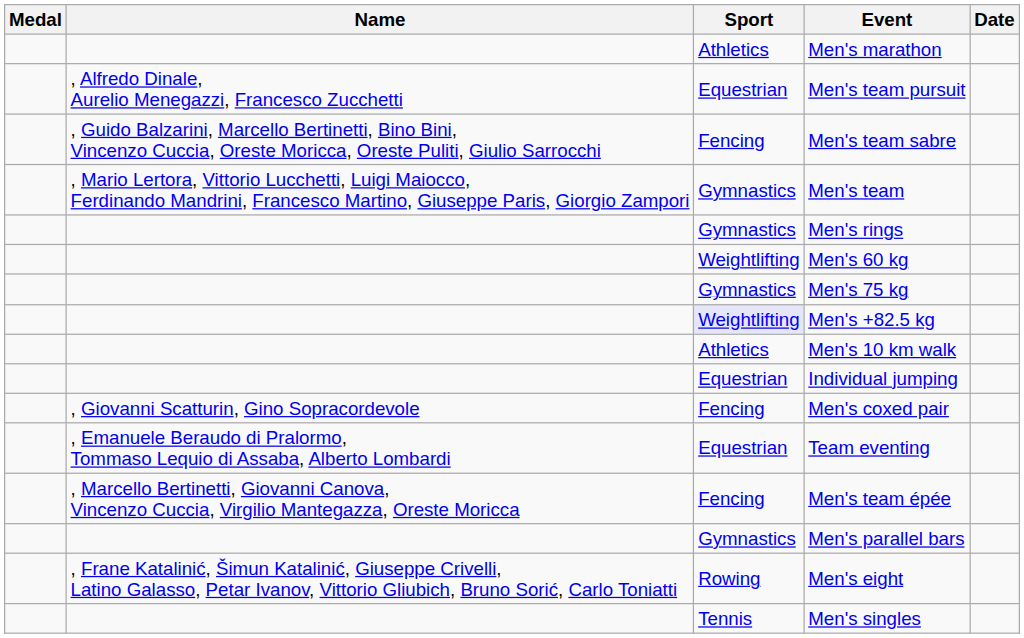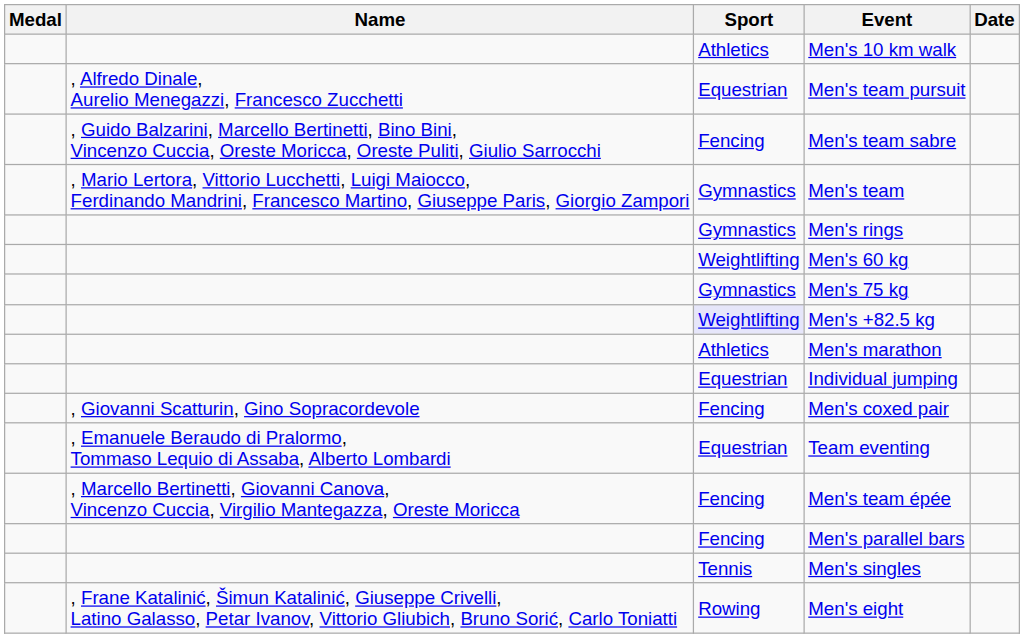rows swapped: (882, 349) <-> (875, 49)
(747, 539) Gymnastics -> (731, 539) Fencing
rows swapped: (856, 579) <-> (865, 619)
